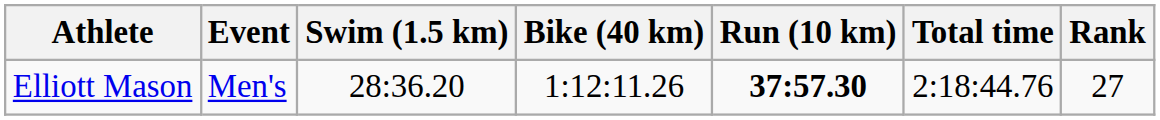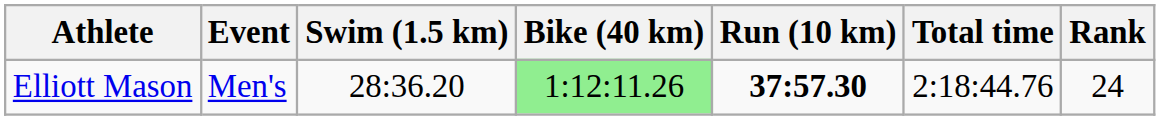(614, 86) no background -> (614, 86) lightgreen background
(1108, 86) 27 -> (1108, 86) 24
